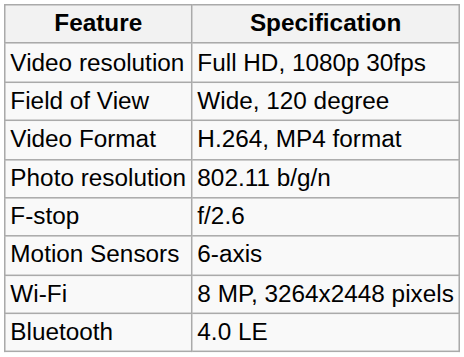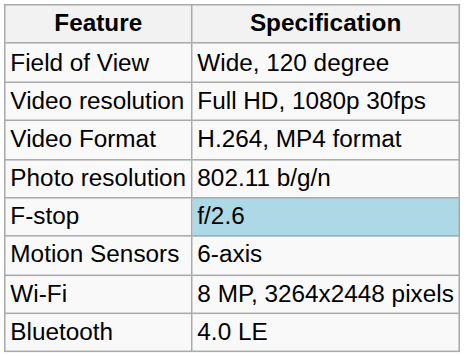rows swapped: (97, 62) <-> (80, 100)
(221, 216) no background -> (221, 216) lightblue background
